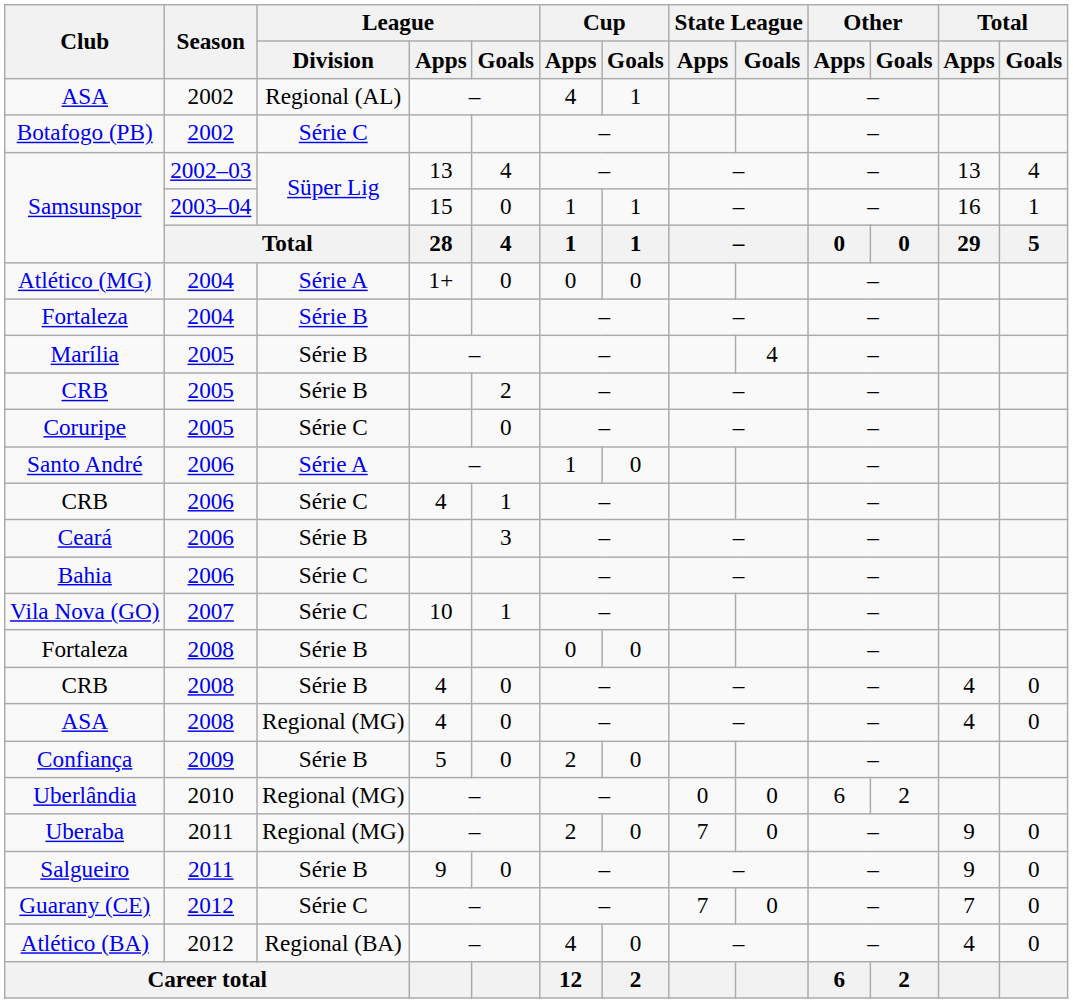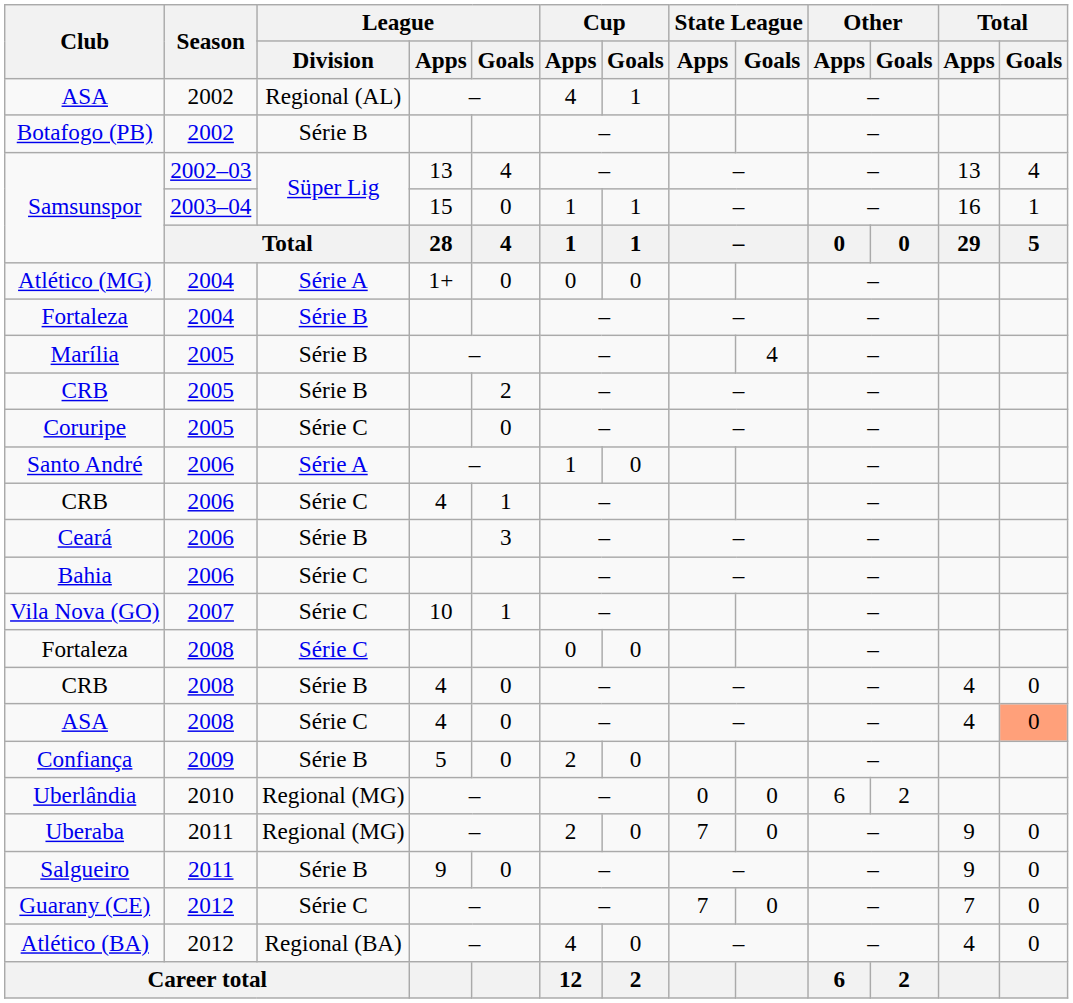(333, 133) Série C -> (333, 133) Série B
(333, 648) Série B -> (333, 648) Série C
(333, 721) Regional (MG) -> (333, 721) Série C
(1034, 721) no background -> (1034, 721) lightsalmon background
